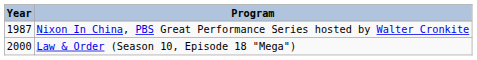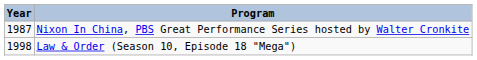(19, 46) 2000 -> (19, 46) 1998
